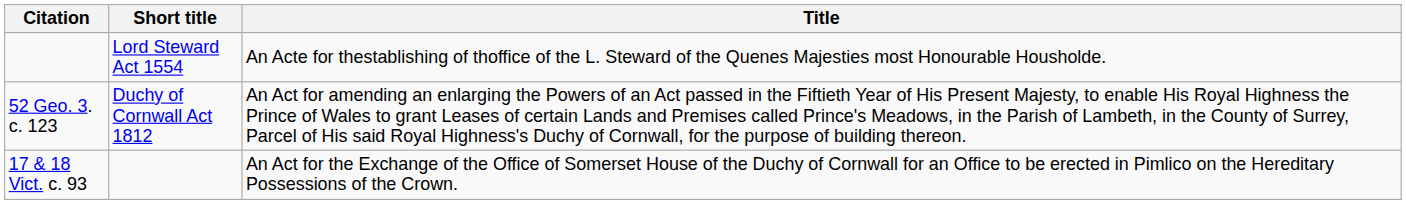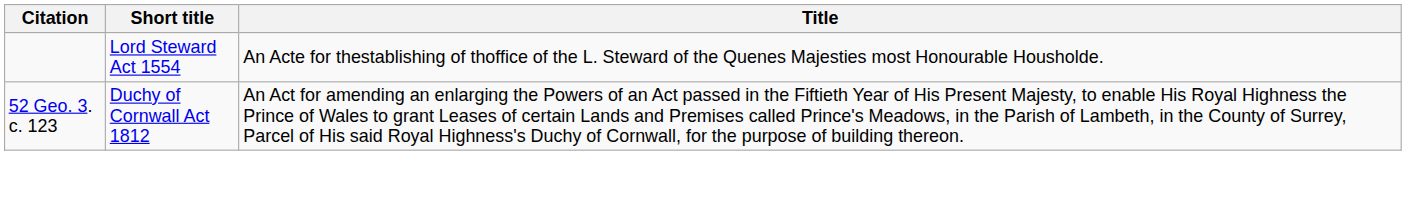- row: (48, 174)
